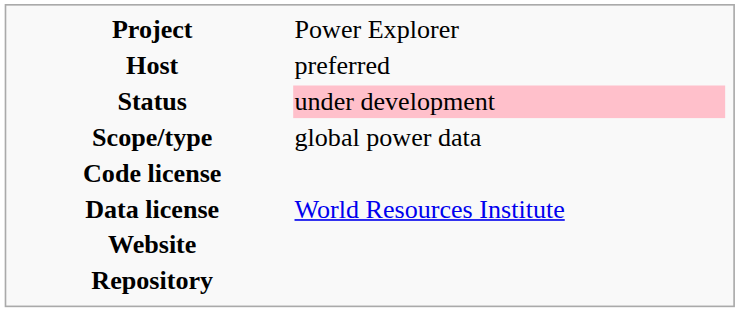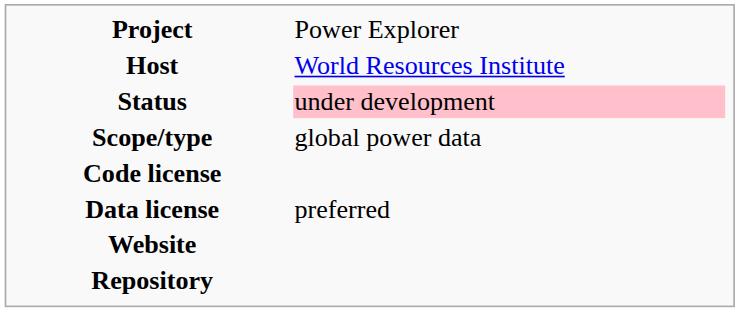(342, 65) preferred -> (430, 65) World Resources Institute
(430, 209) World Resources Institute -> (342, 209) preferred
